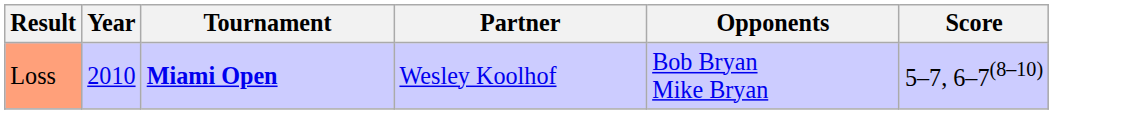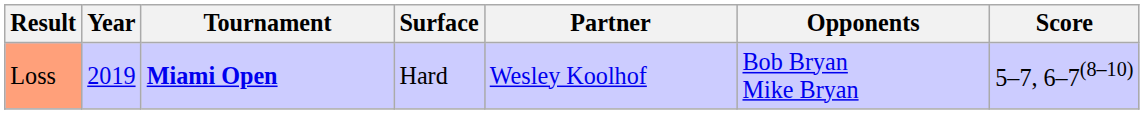+ column: (439, 23)
(111, 75) 2010 -> (111, 75) 2019
